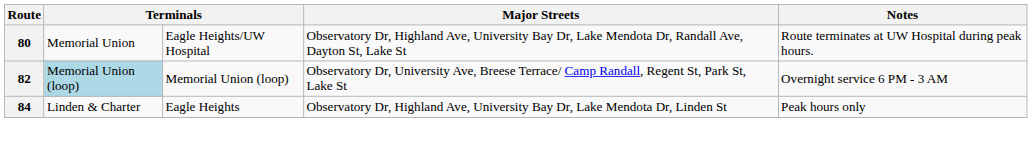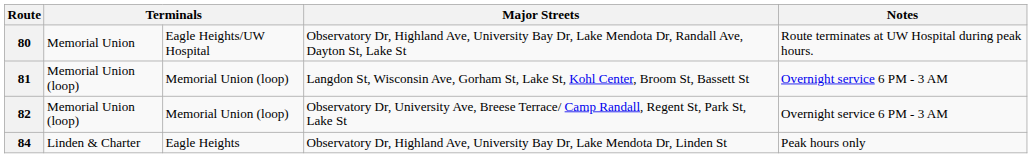+ row: (24, 78)
(91, 78) lightblue background -> (91, 114) no background
